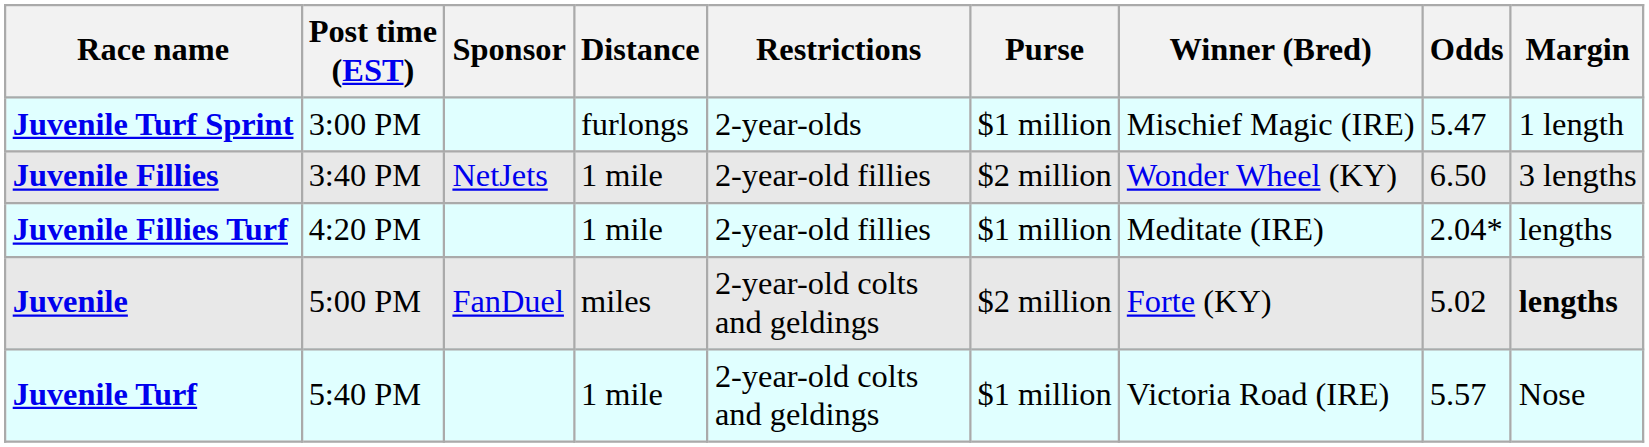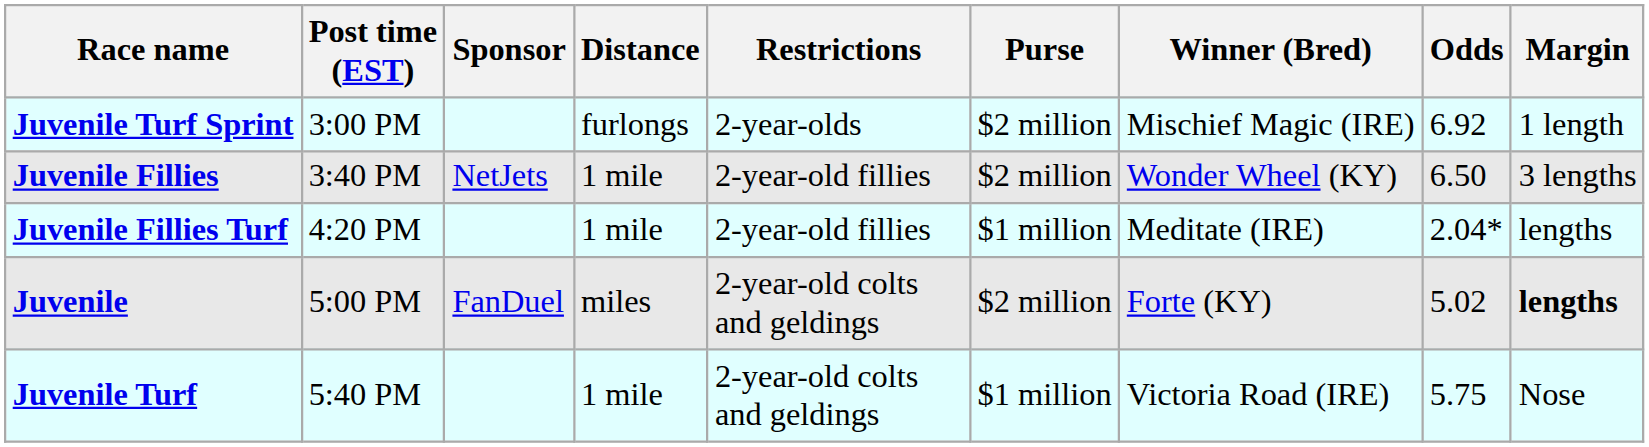(1045, 123) $1 million -> (1045, 123) $2 million
(1458, 123) 5.47 -> (1458, 123) 6.92
(1458, 394) 5.57 -> (1458, 394) 5.75
